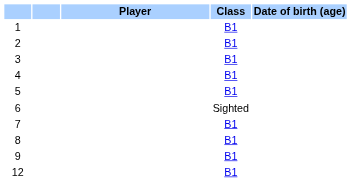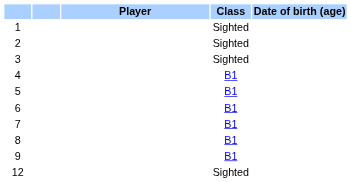(231, 27) B1 -> (231, 27) Sighted
(231, 44) B1 -> (231, 44) Sighted
(231, 60) B1 -> (231, 60) Sighted
(231, 108) Sighted -> (231, 108) B1
(231, 172) B1 -> (231, 172) Sighted
